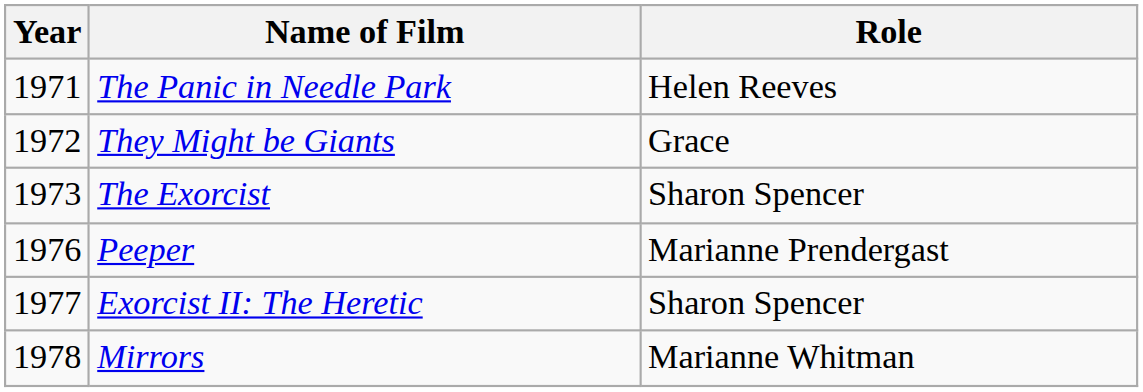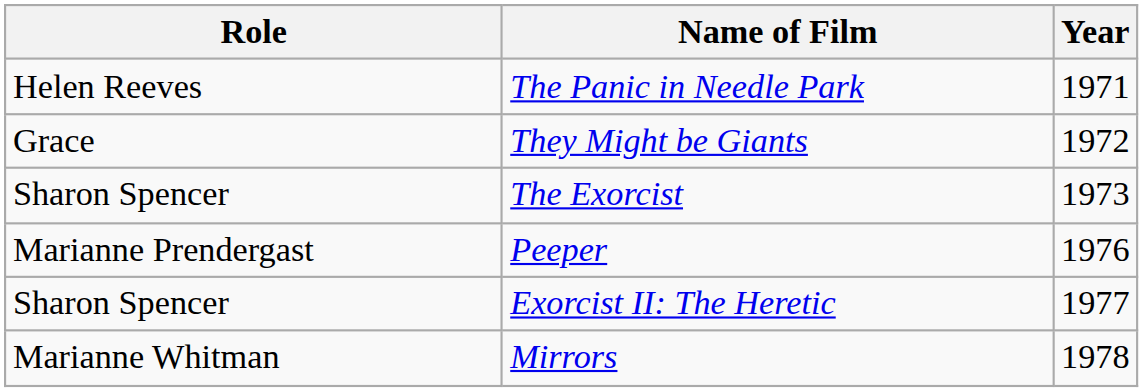columns swapped: (47, 31) <-> (889, 31)
